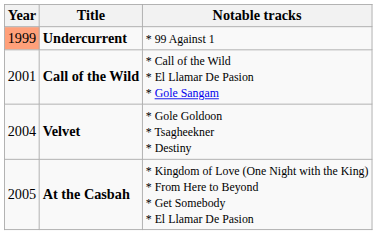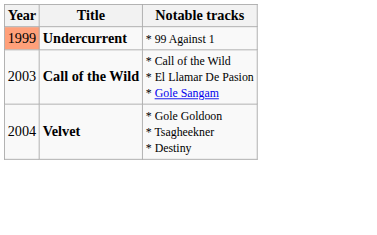(22, 76) 2001 -> (22, 76) 2003
- row: (86, 194)
